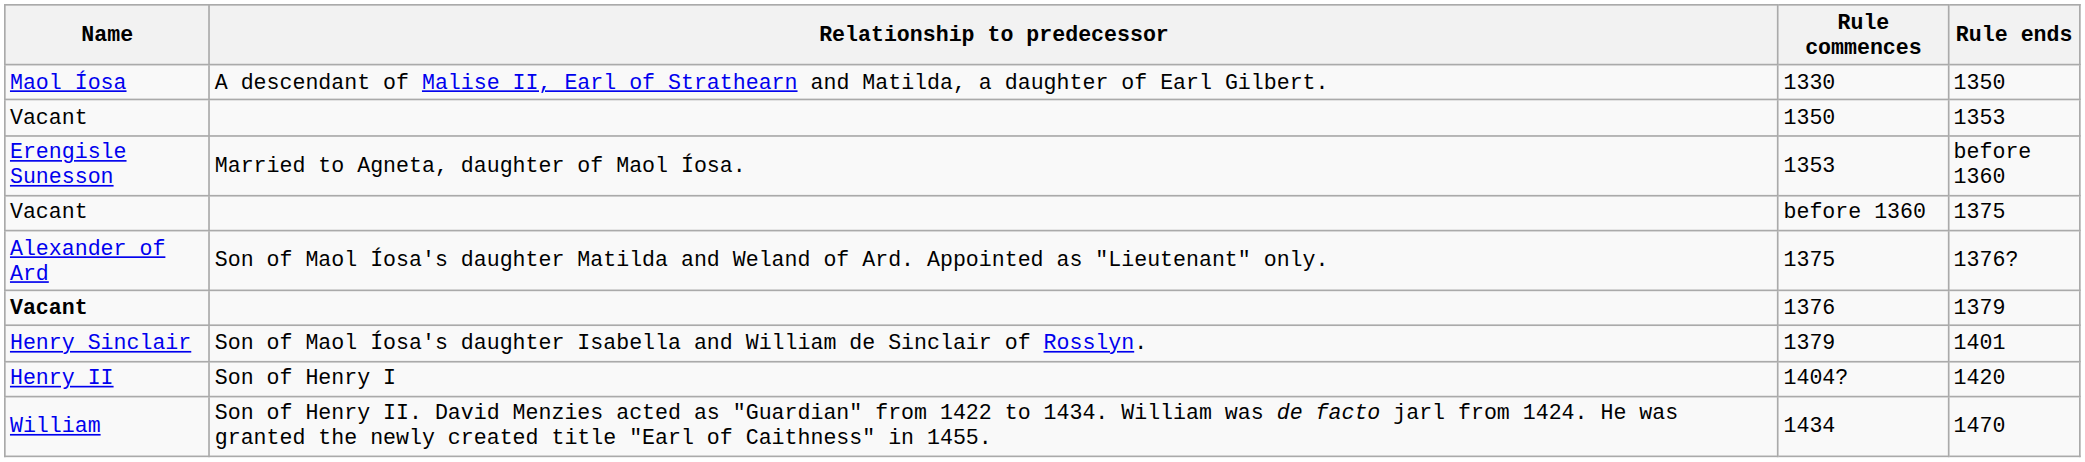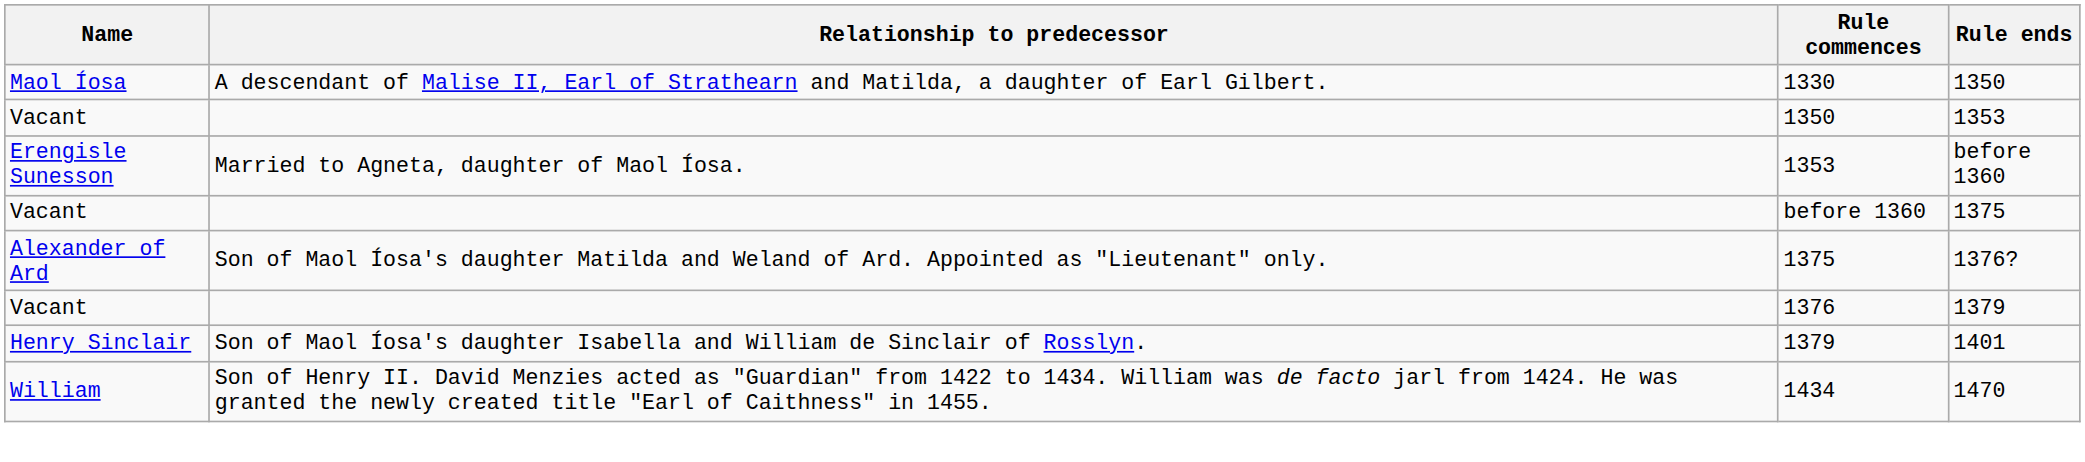(49, 308) bold -> (49, 308) normal
- row: (1816, 378)
